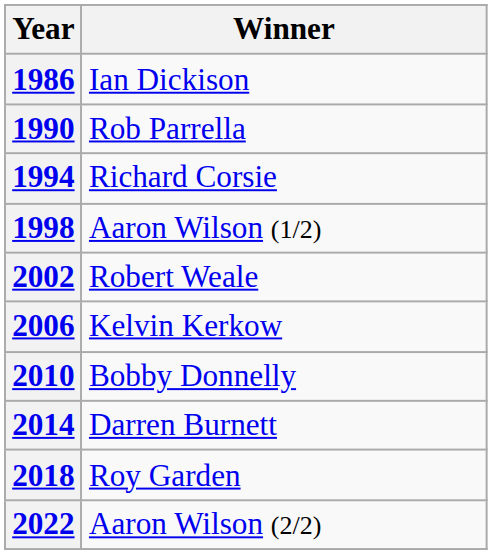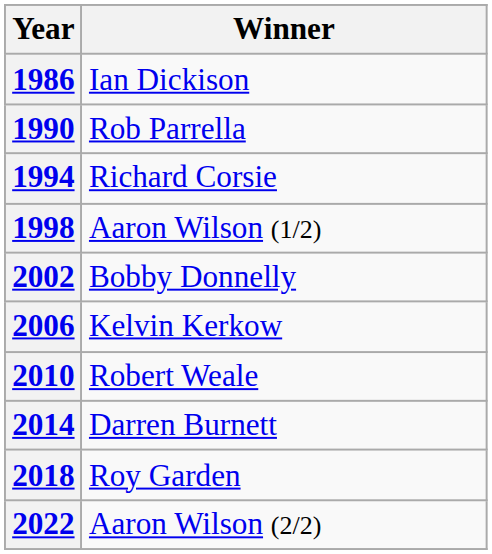(174, 276) Robert Weale -> (193, 276) Bobby Donnelly
(193, 375) Bobby Donnelly -> (174, 375) Robert Weale
